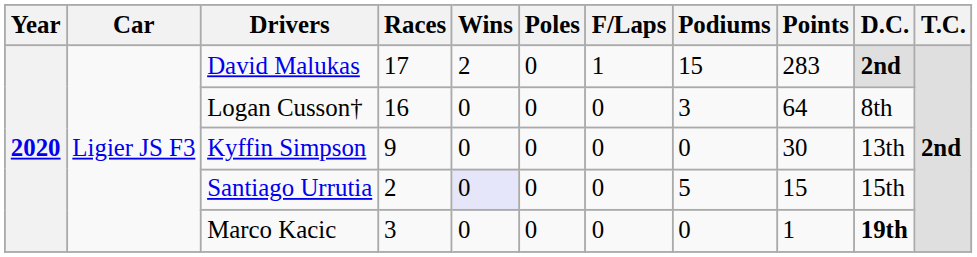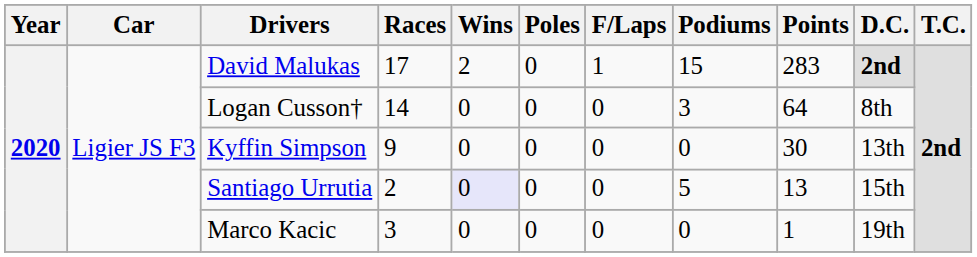(396, 106) 16 -> (396, 106) 14
(795, 188) 15 -> (795, 188) 13
(884, 229) bold -> (883, 229) normal
